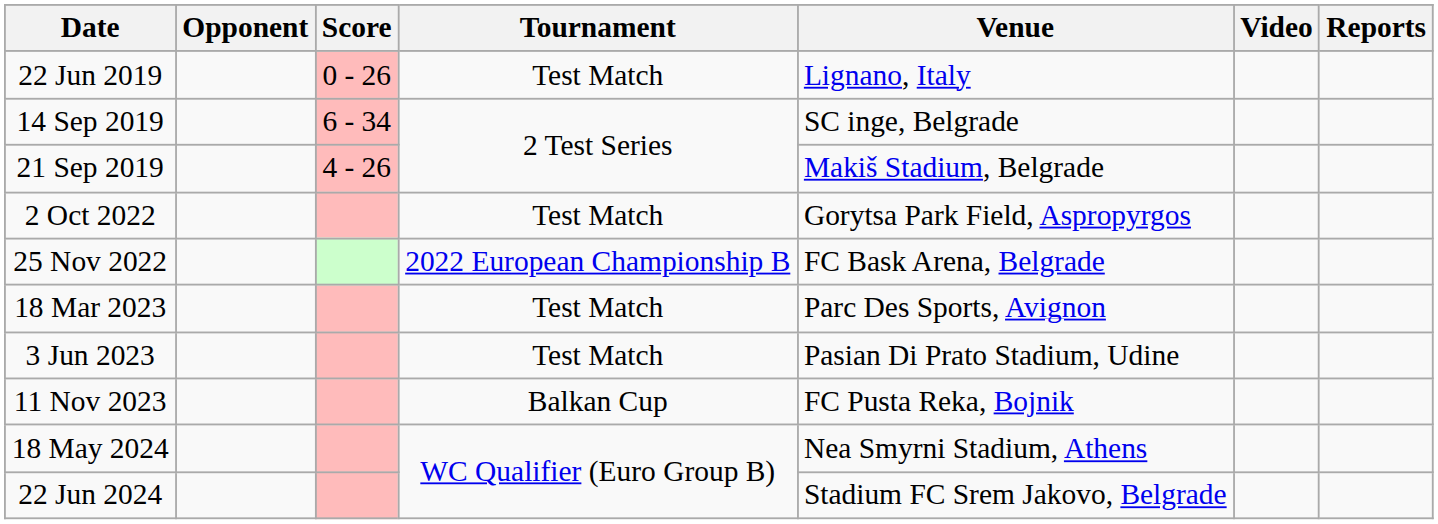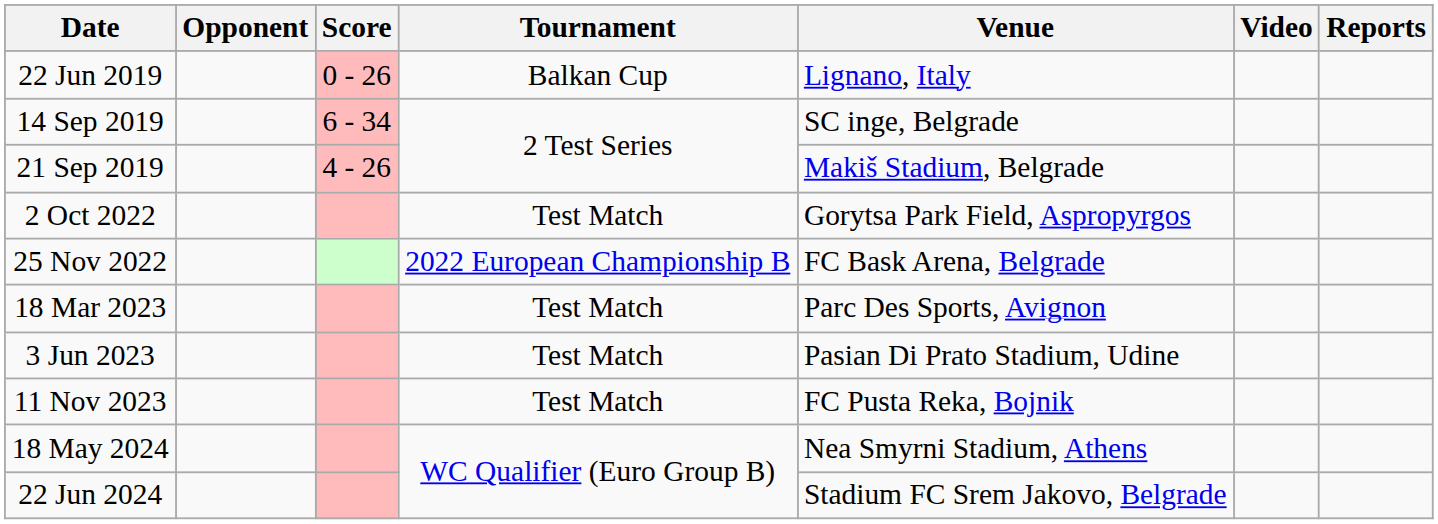(598, 74) Test Match -> (598, 74) Balkan Cup
(598, 401) Balkan Cup -> (598, 401) Test Match
